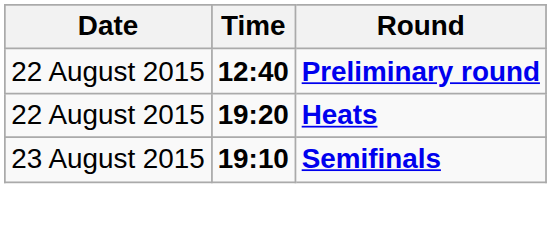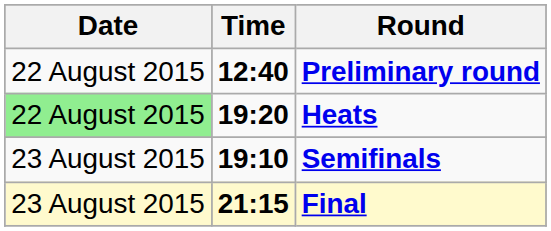(108, 114) no background -> (108, 114) lightgreen background
+ row: (334, 203)
